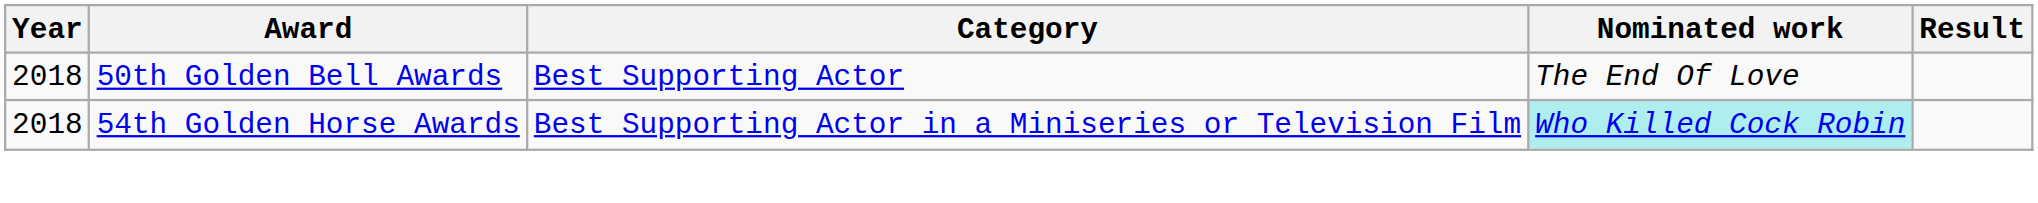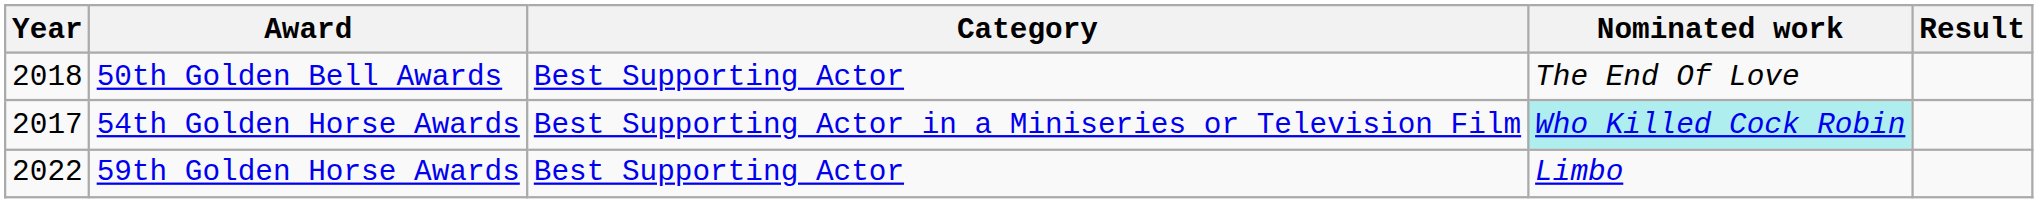(47, 125) 2018 -> (47, 125) 2017
+ row: (308, 173)
